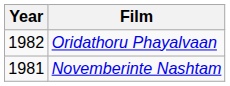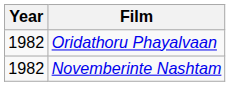(26, 68) 1981 -> (26, 68) 1982
